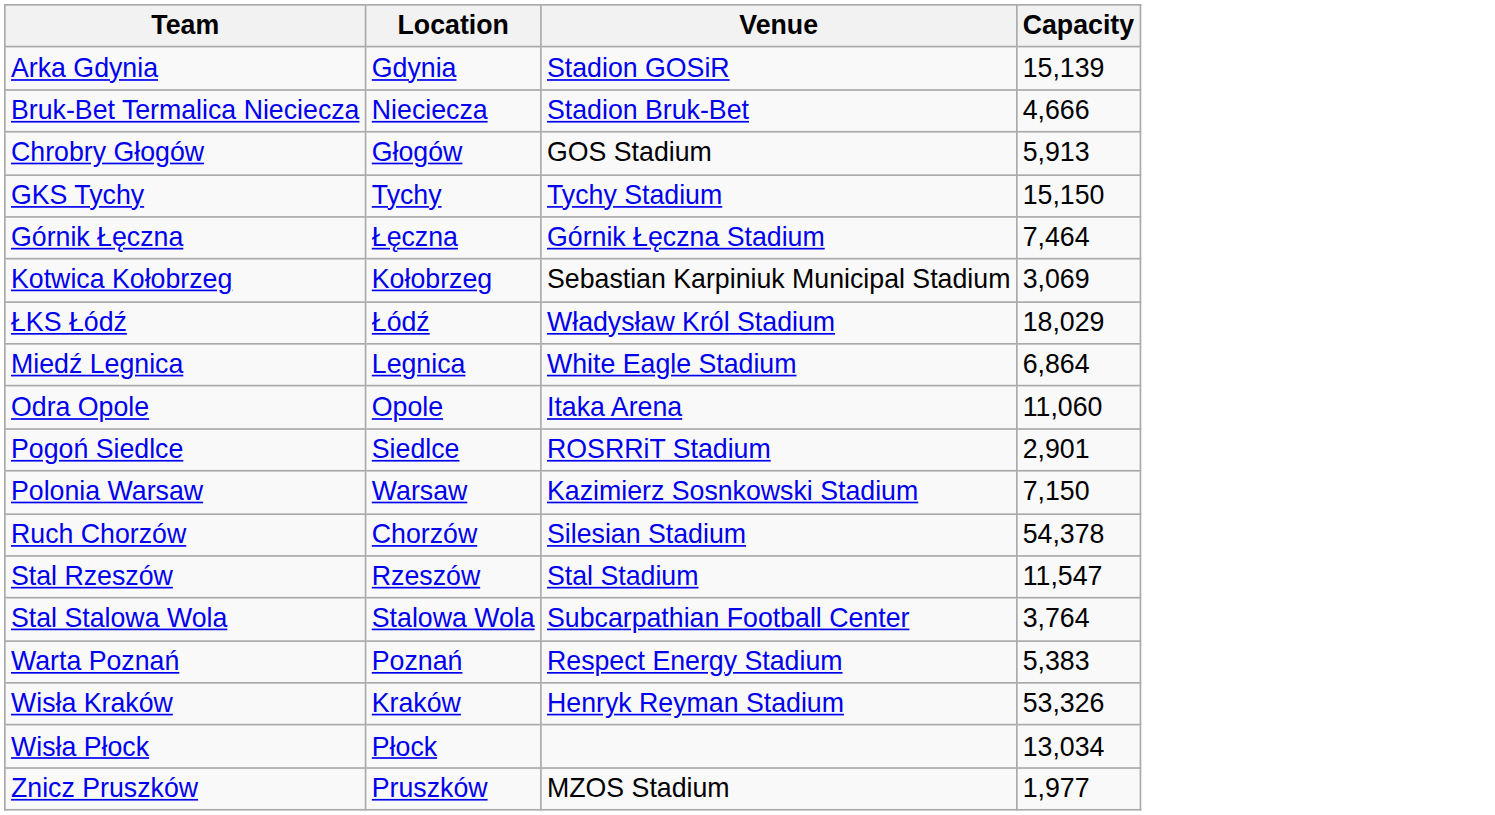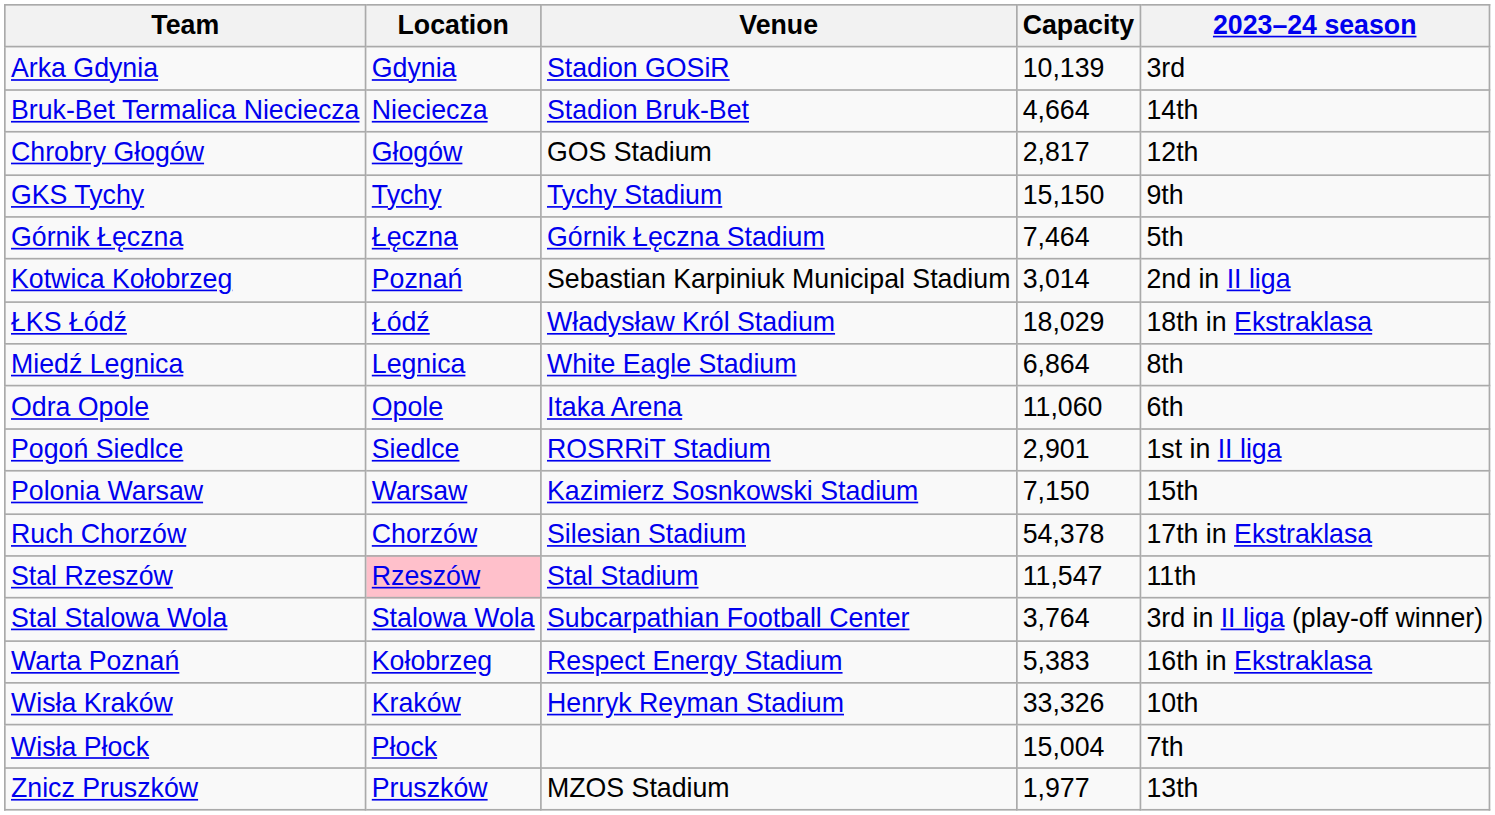+ column: (1315, 25)
(1064, 68) 15,139 -> (1064, 68) 10,139
(1056, 110) 4,666 -> (1056, 110) 4,664
(1056, 152) 5,913 -> (1056, 152) 2,817
(432, 279) Kołobrzeg -> (417, 279) Poznań
(1056, 279) 3,069 -> (1056, 279) 3,014
(426, 576) no background -> (426, 576) pink background
(417, 661) Poznań -> (432, 661) Kołobrzeg
(1064, 703) 53,326 -> (1064, 703) 33,326
(1064, 746) 13,034 -> (1064, 746) 15,004
